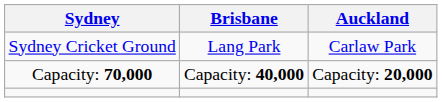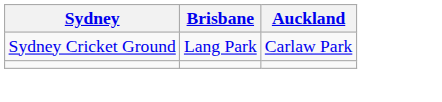- row: (92, 74)
